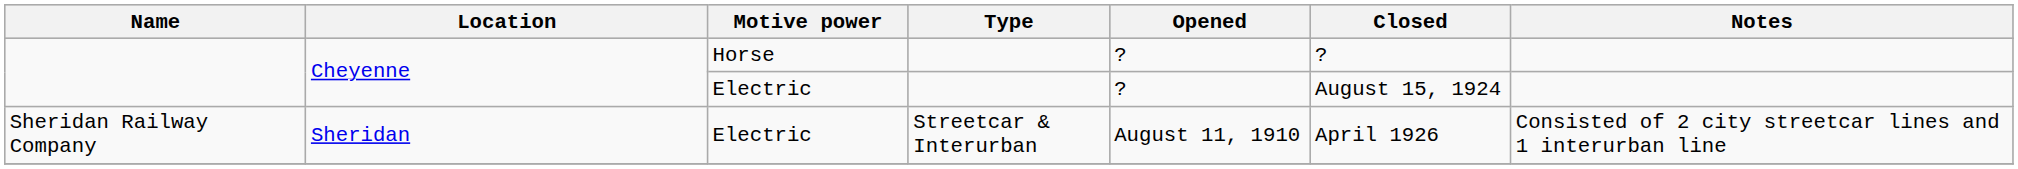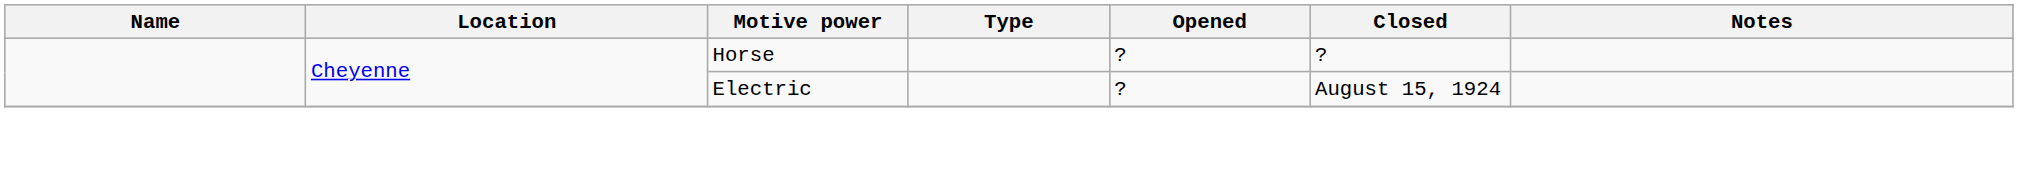- row: (109, 135)
